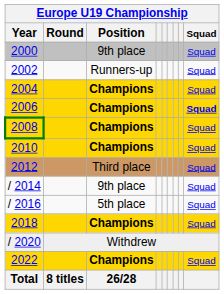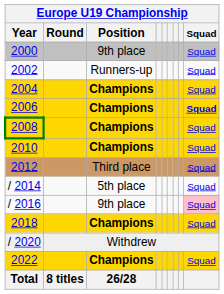(121, 185) 9th place -> (121, 185) 5th place
(121, 204) 5th place -> (121, 204) 9th place
(201, 205) no background -> (201, 205) pink background
